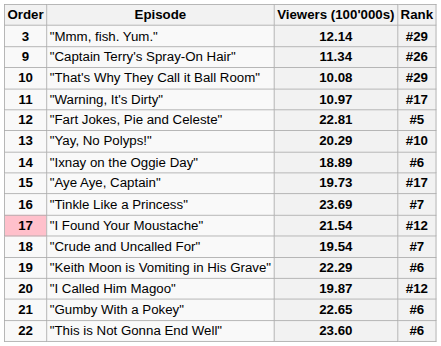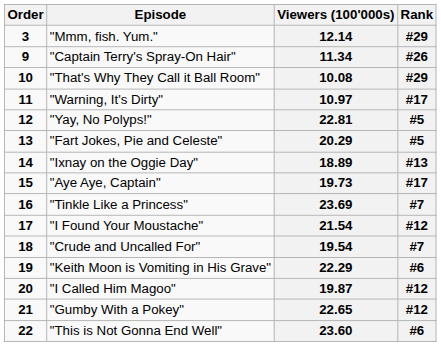(136, 120) "Fart Jokes, Pie and Celeste" -> (101, 120) "Yay, No Polyps!"
(101, 141) "Yay, No Polyps!" -> (136, 141) "Fart Jokes, Pie and Celeste"
(417, 141) #10 -> (417, 141) #5
(417, 162) #6 -> (417, 162) #13
(26, 225) pink background -> (26, 225) no background
(417, 309) #6 -> (417, 309) #12
